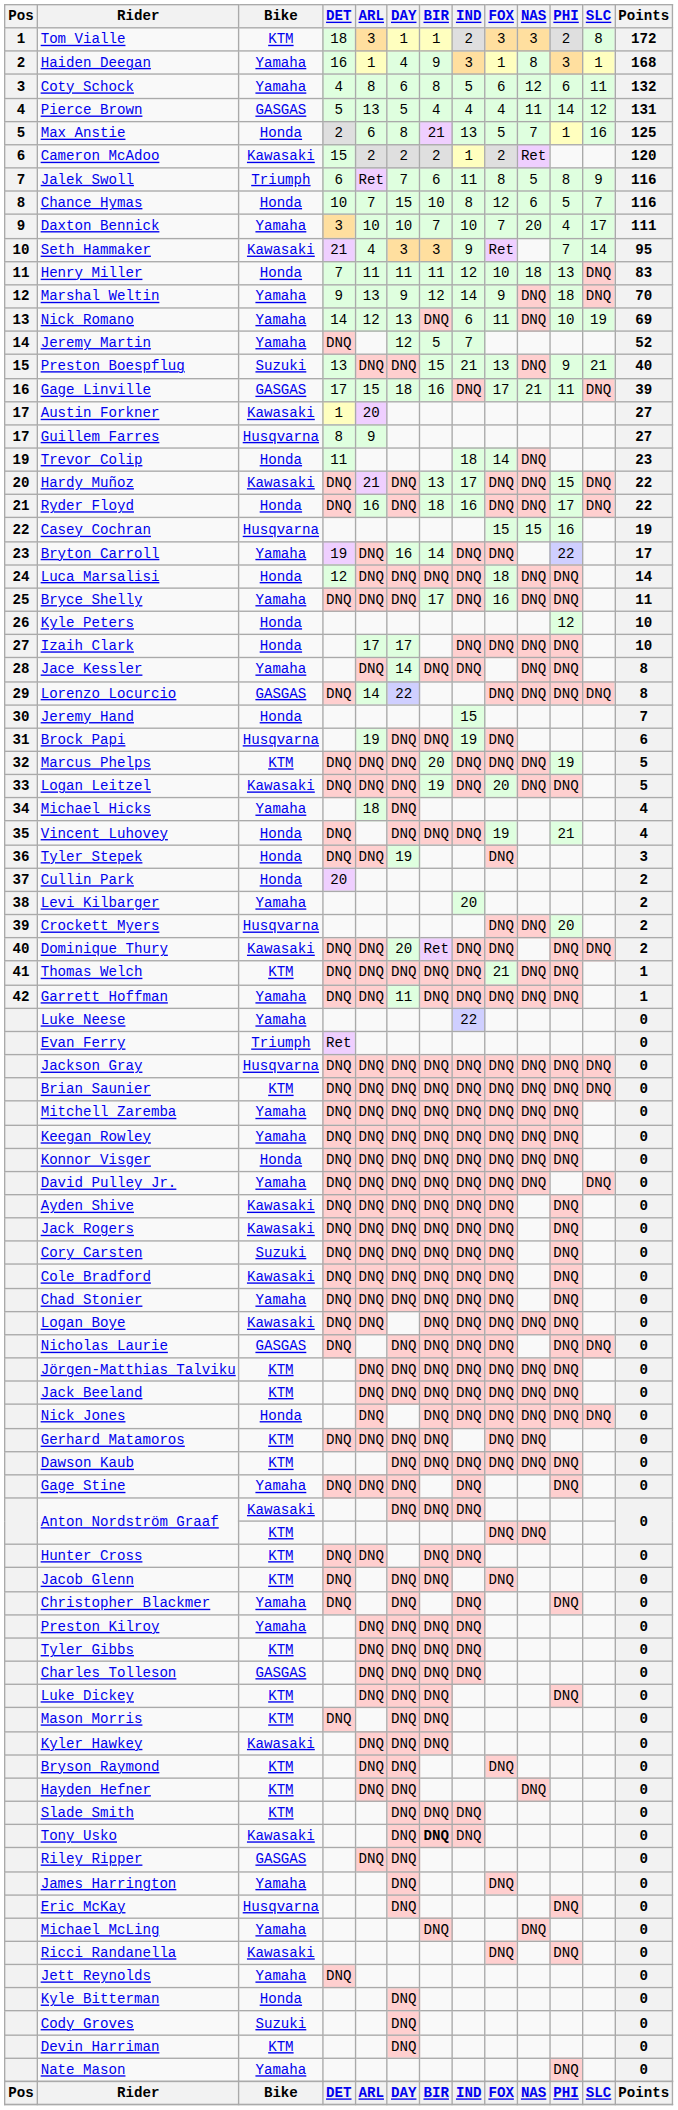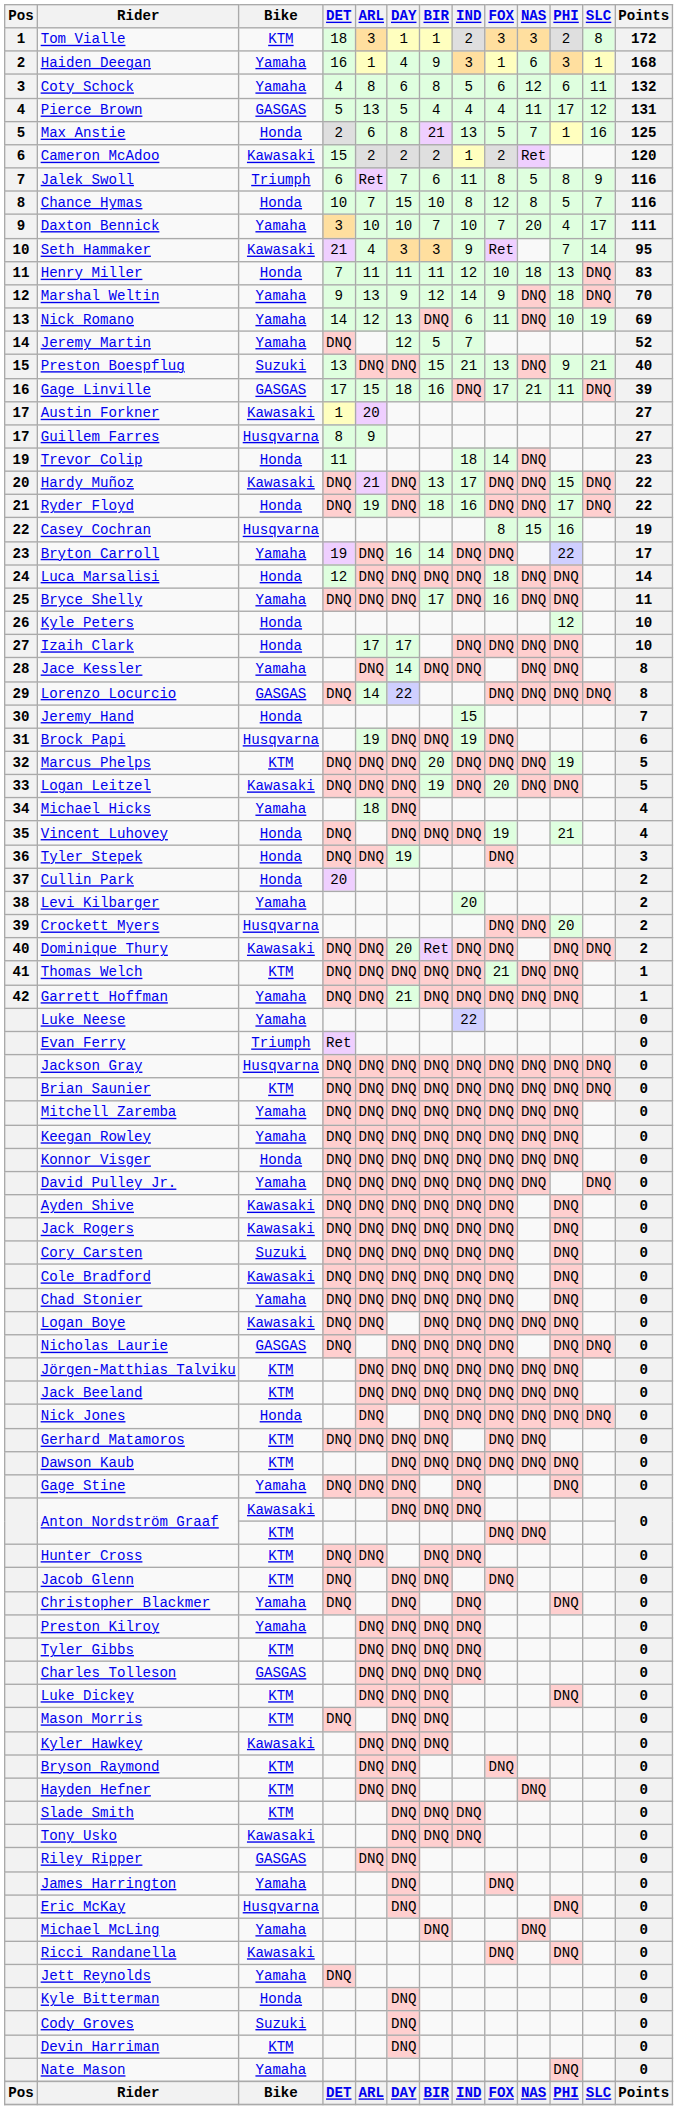(534, 63) 8 -> (534, 63) 6
(566, 110) 14 -> (566, 110) 17
(534, 203) 6 -> (534, 203) 8
(371, 507) 16 -> (371, 507) 19
(501, 530) 15 -> (501, 530) 8
(404, 997) 11 -> (404, 997) 21
(436, 1837) bold -> (436, 1837) normal
